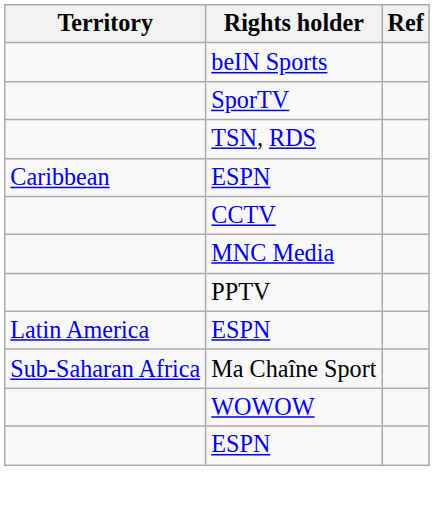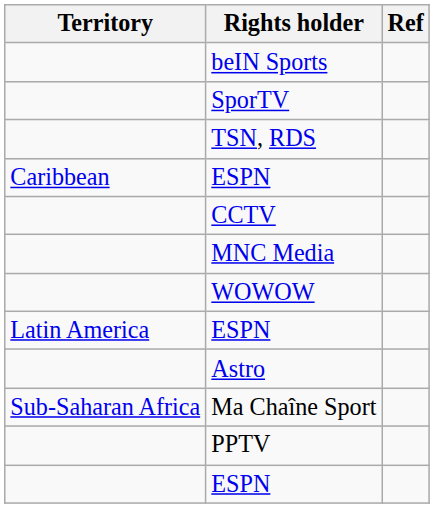rows swapped: (105, 407) <-> (105, 292)
+ row: (105, 369)
